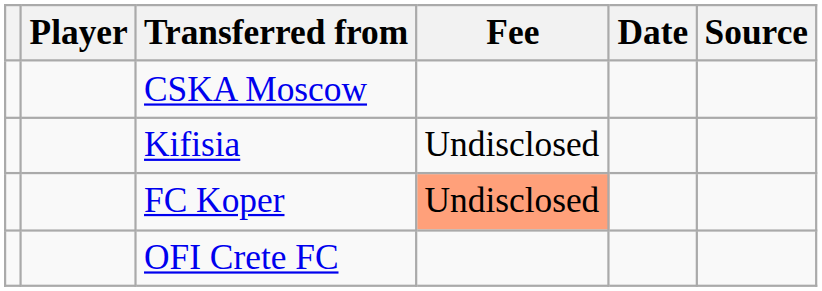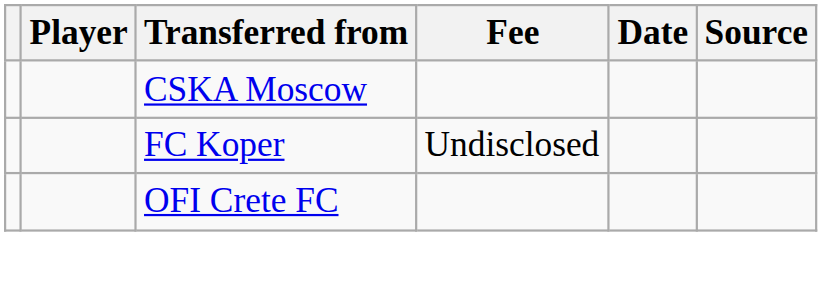- row: (192, 144)
(512, 200) lightsalmon background -> (512, 144) no background
